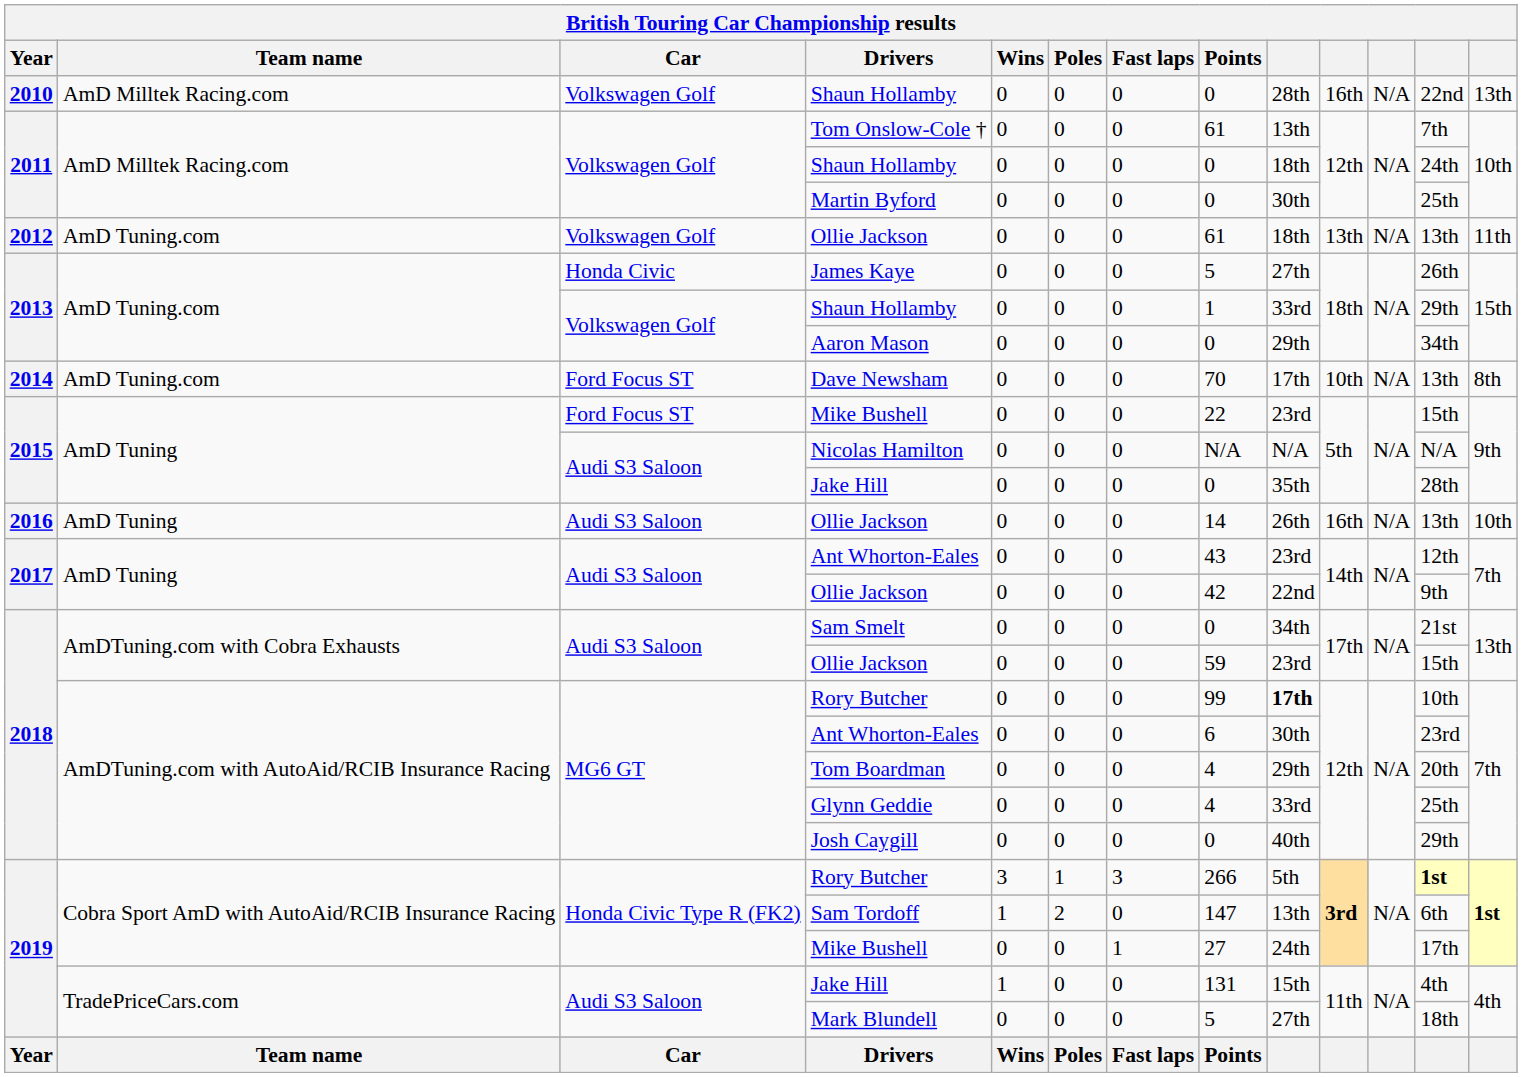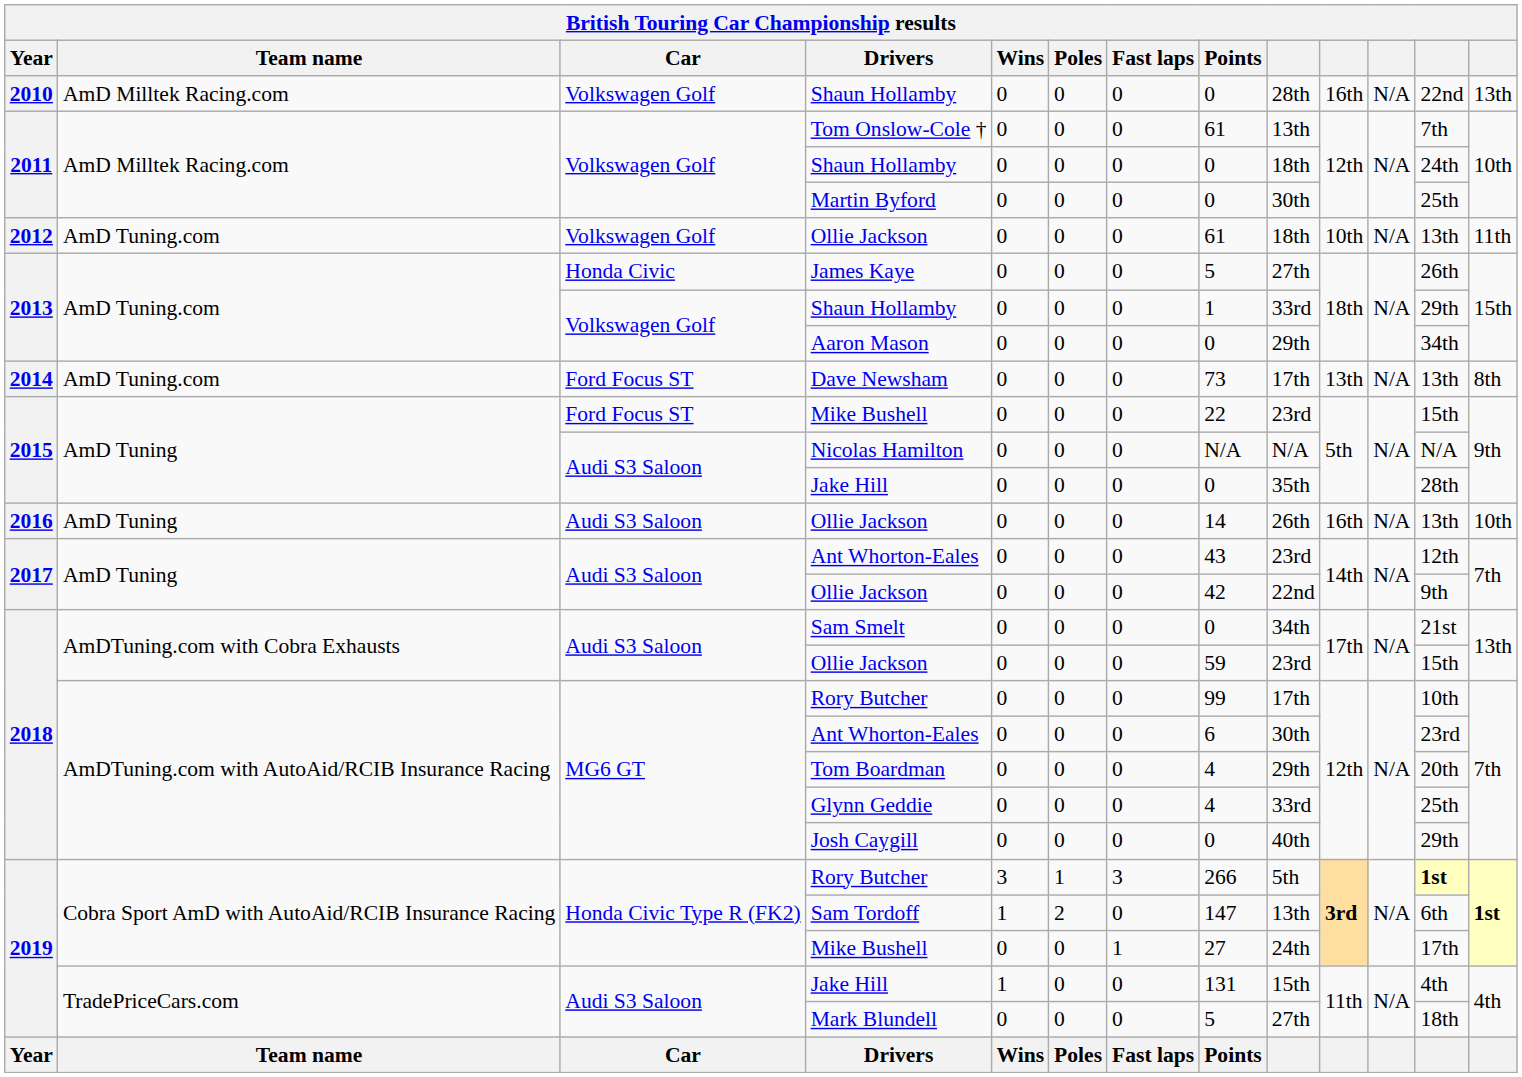(1344, 236) 13th -> (1344, 236) 10th
(1215, 378) 70 -> (1215, 378) 73
(1344, 378) 10th -> (1344, 378) 13th
(1292, 698) bold -> (1291, 698) normal
